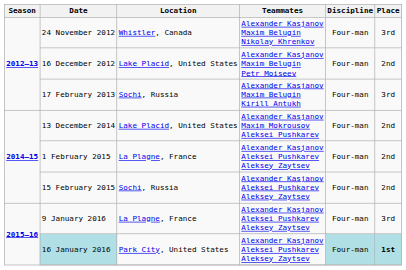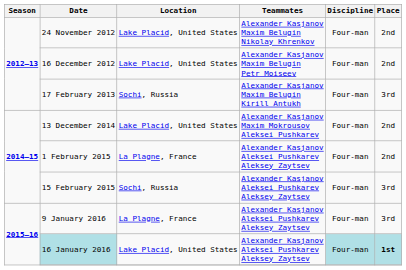(155, 32) Whistler, Canada -> (178, 32) Lake Placid, United States
(388, 32) 3rd -> (388, 32) 2nd
(388, 187) 2nd -> (388, 187) 3rd
(174, 249) Park City, United States -> (178, 249) Lake Placid, United States
